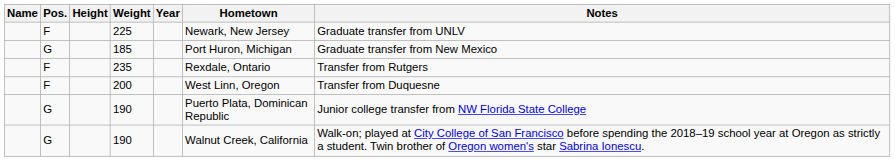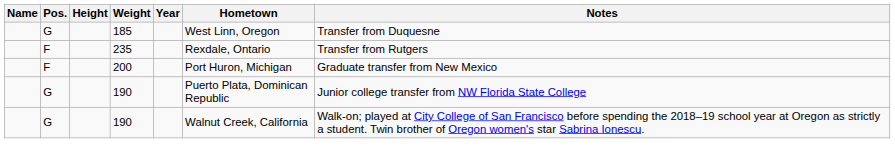- row: (47, 31)
(238, 49) Port Huron, Michigan -> (232, 31) West Linn, Oregon
(407, 49) Graduate transfer from New Mexico -> (379, 31) Transfer from Duquesne
(232, 85) West Linn, Oregon -> (238, 67) Port Huron, Michigan
(379, 85) Transfer from Duquesne -> (407, 67) Graduate transfer from New Mexico
